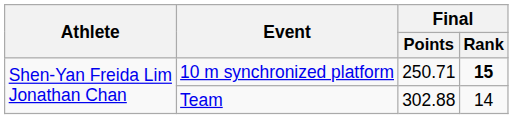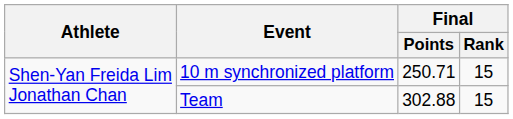(484, 72) bold -> (484, 72) normal
(484, 100) 14 -> (484, 100) 15
